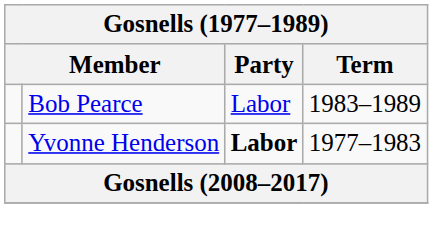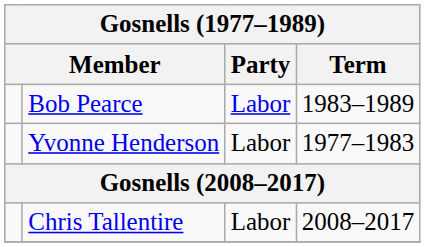(264, 143) bold -> (260, 143) normal
+ row: (106, 222)
